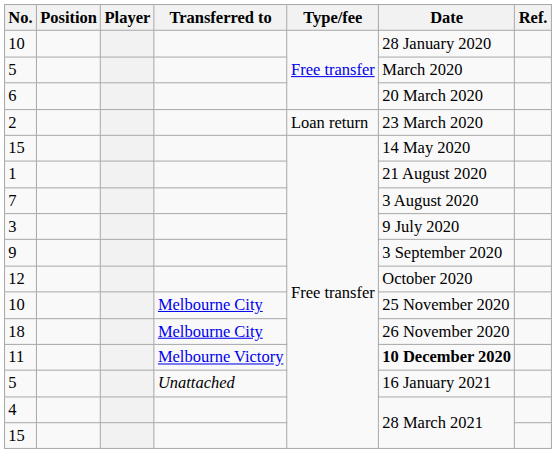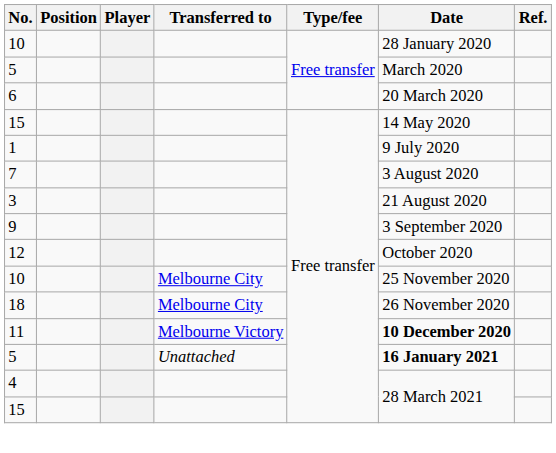- row: (12, 122)
(435, 174) 21 August 2020 -> (421, 148) 9 July 2020
(421, 226) 9 July 2020 -> (435, 200) 21 August 2020
(437, 383) normal -> (440, 357) bold
